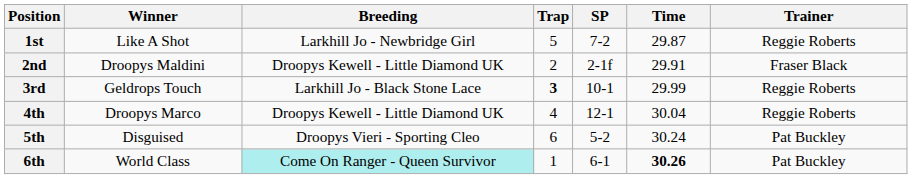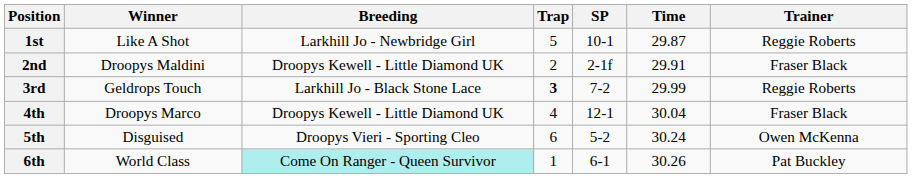(600, 40) 7-2 -> (600, 40) 10-1
(600, 88) 10-1 -> (600, 88) 7-2
(809, 112) Reggie Roberts -> (809, 112) Fraser Black
(809, 137) Pat Buckley -> (809, 137) Owen McKenna
(669, 161) bold -> (669, 161) normal
